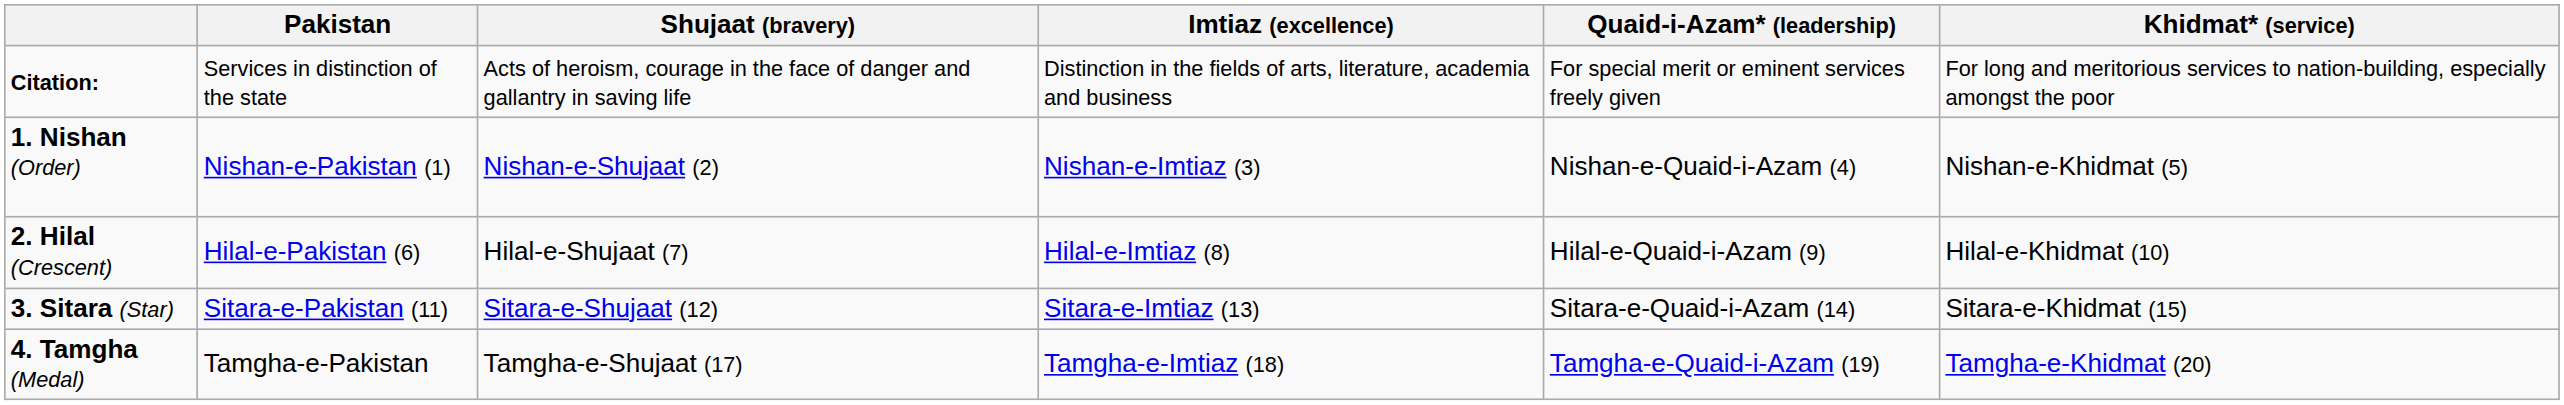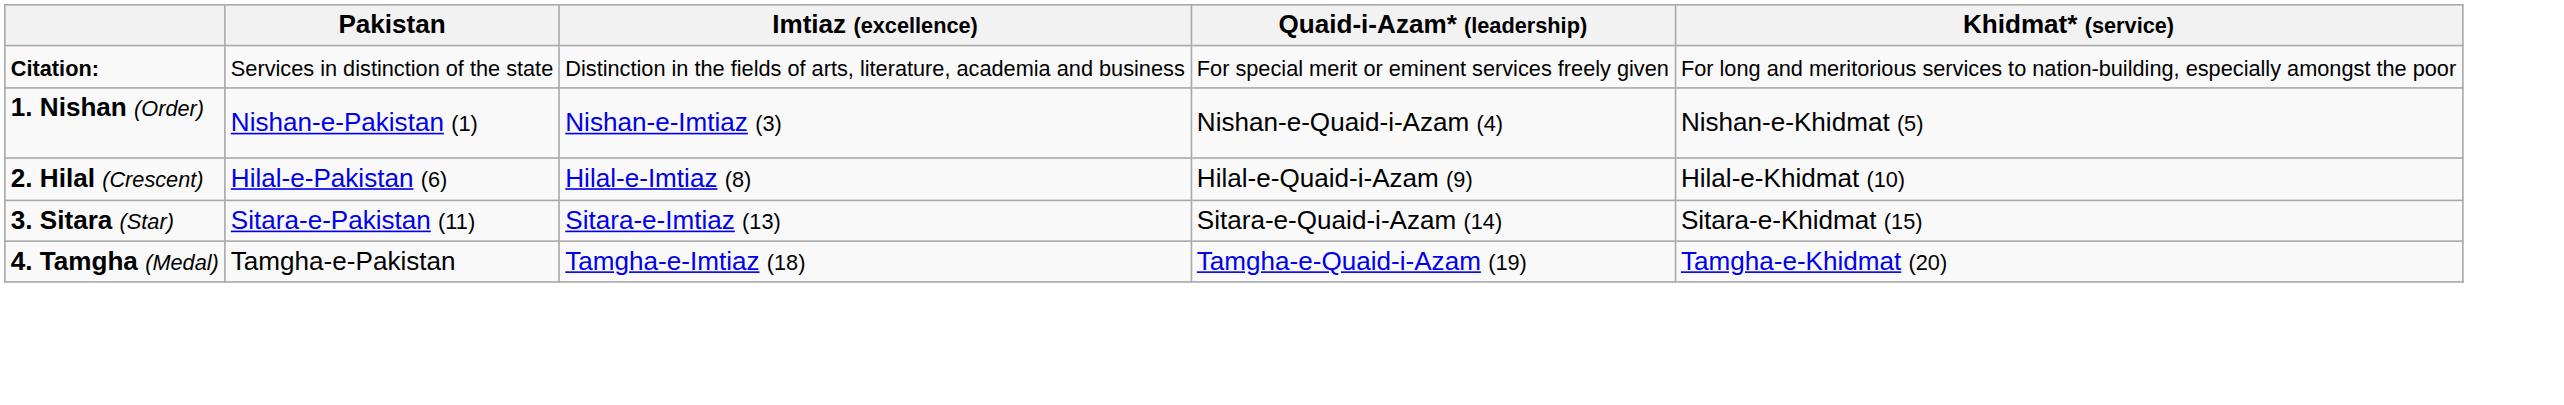- column: (758, 25)
